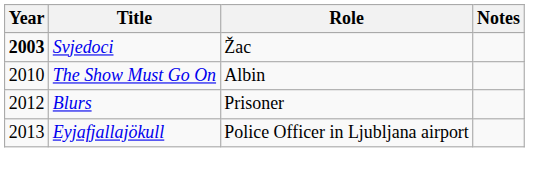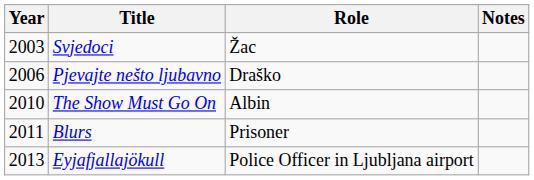(27, 47) bold -> (27, 47) normal
+ row: (137, 75)
(27, 103) 2012 -> (26, 132) 2011
